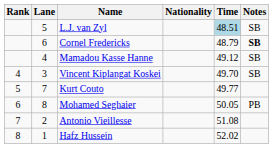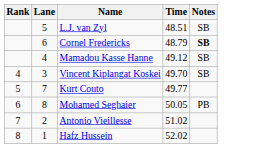- column: (189, 12)
(227, 27) lightblue background -> (176, 27) no background
(227, 120) 51.08 -> (176, 120) 51.02
